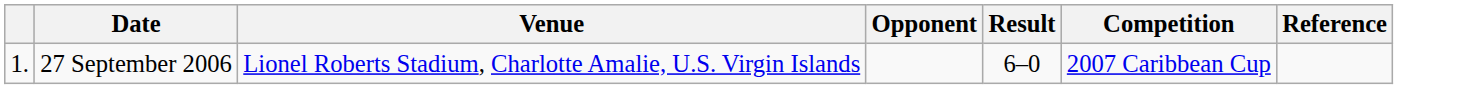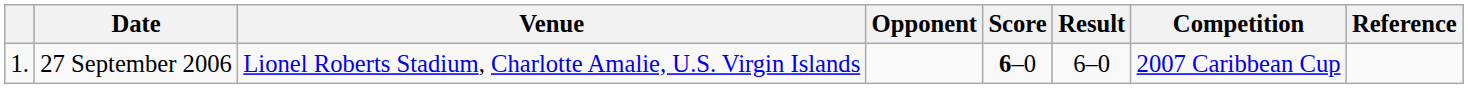+ column: (1018, 24)
